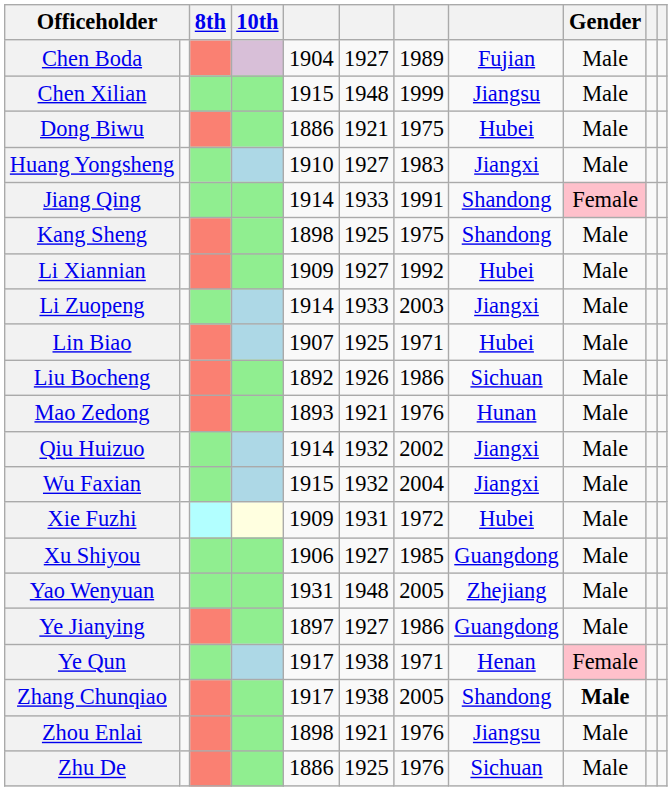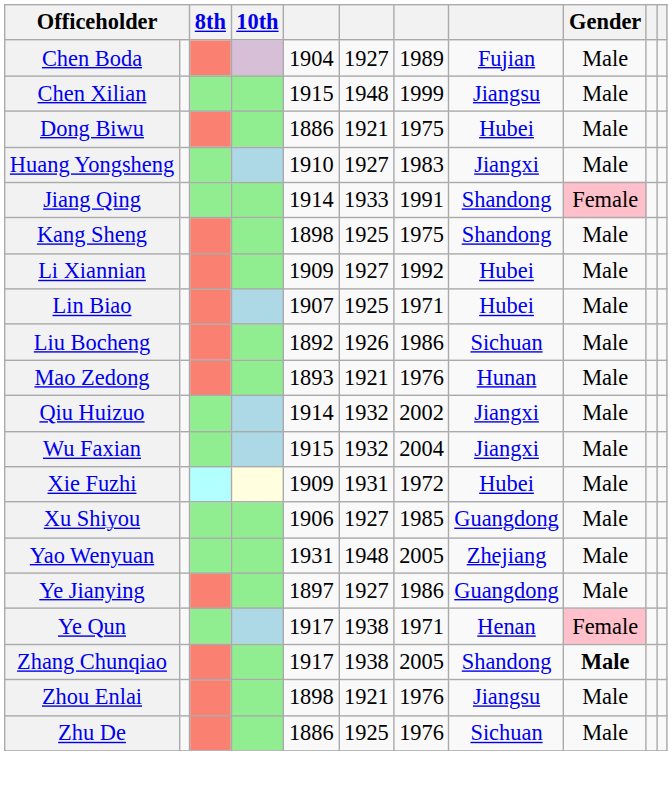- row: (92, 306)
